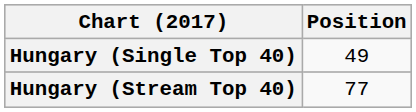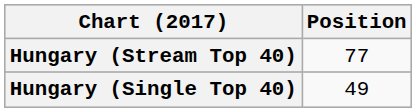rows swapped: (153, 56) <-> (153, 90)
